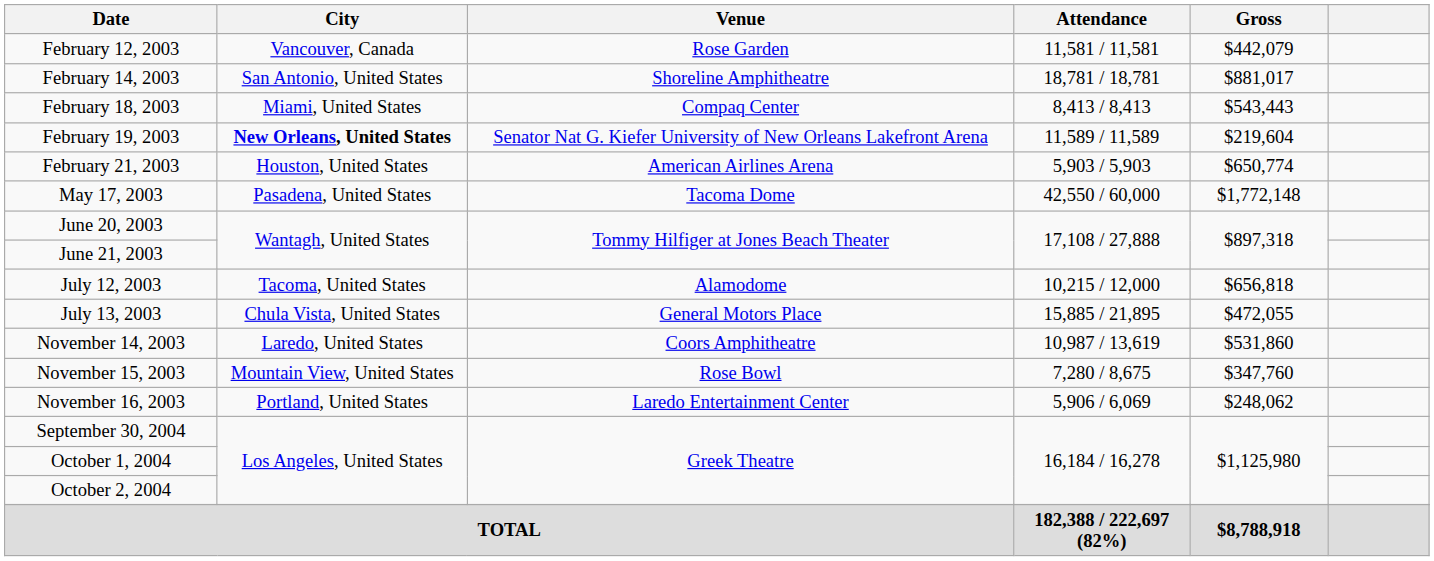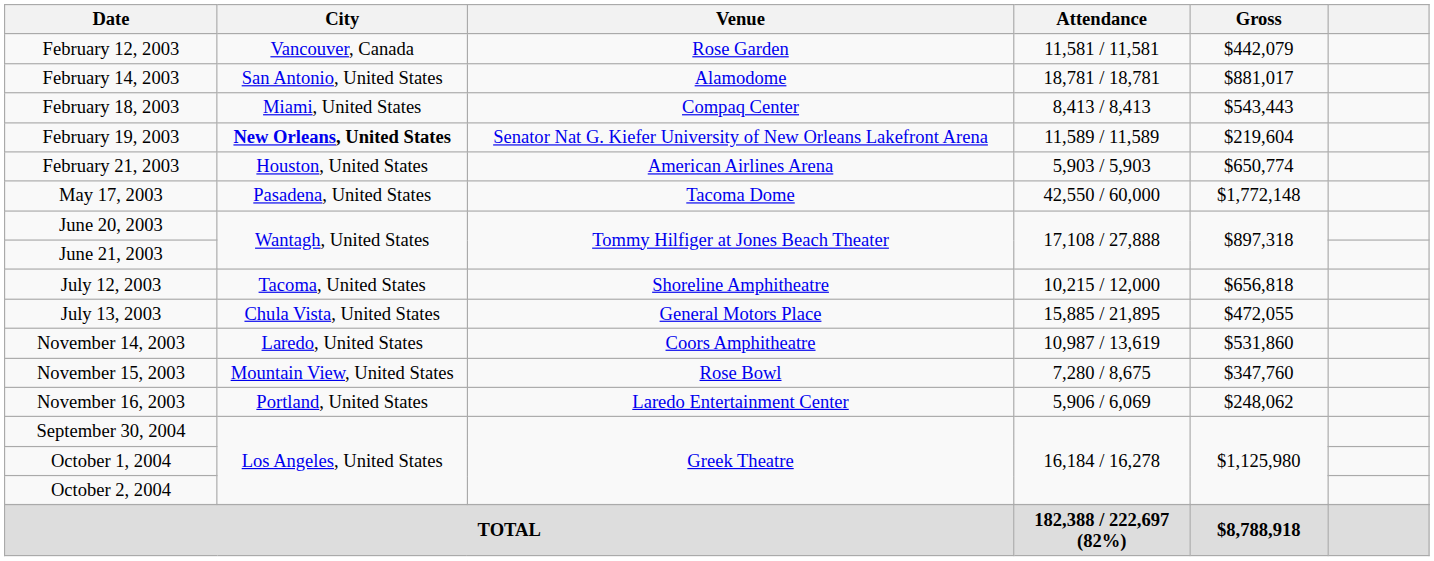(741, 78) Shoreline Amphitheatre -> (741, 78) Alamodome
(741, 284) Alamodome -> (741, 284) Shoreline Amphitheatre
